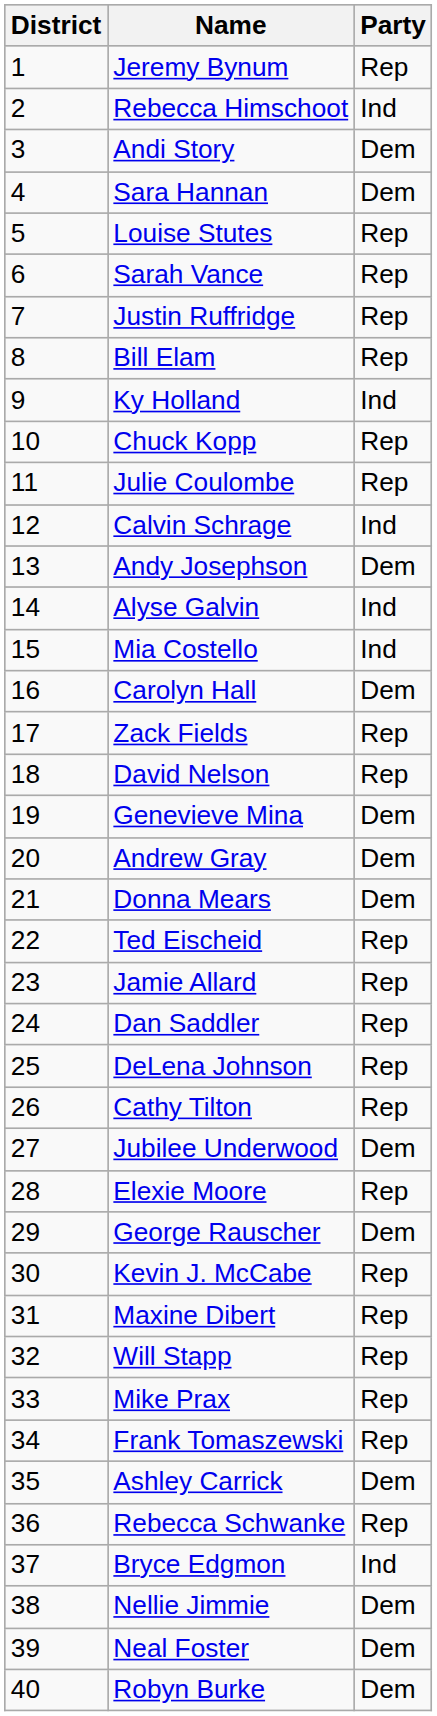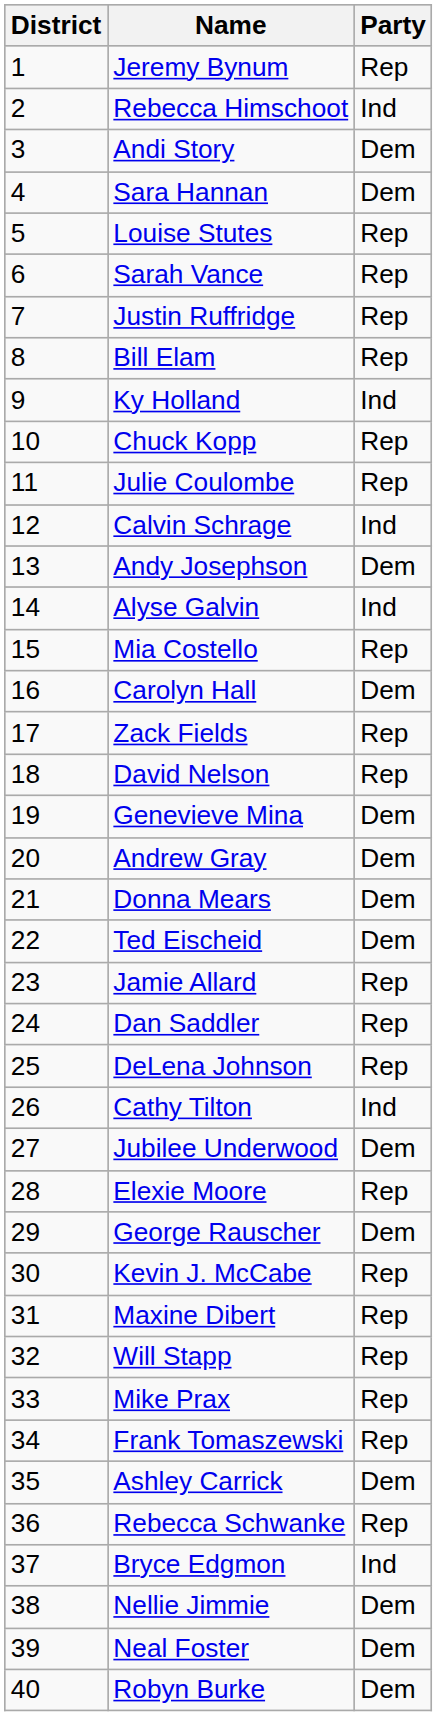(379, 649) Ind -> (384, 649) Rep
(384, 940) Rep -> (388, 940) Dem
(384, 1107) Rep -> (379, 1107) Ind
